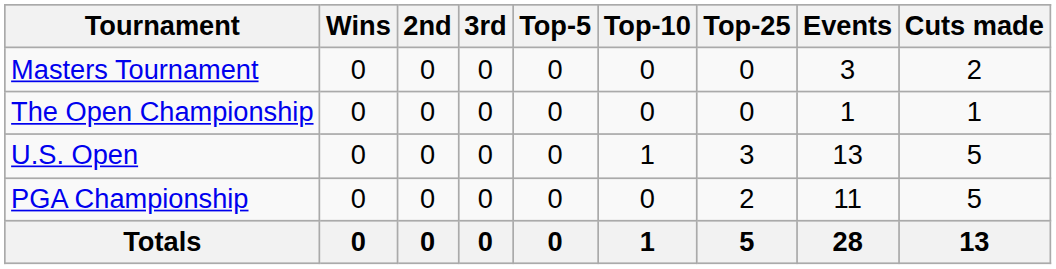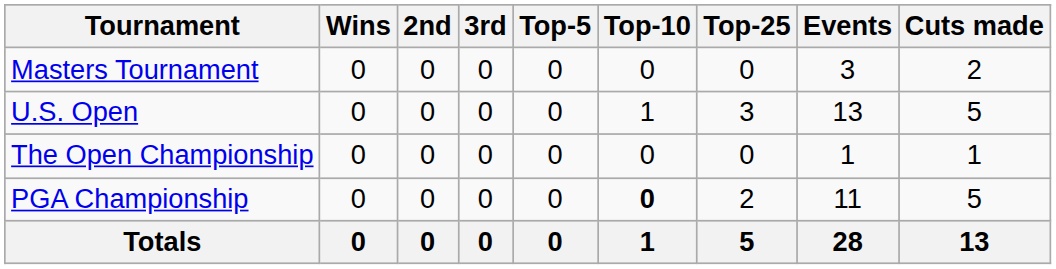rows swapped: (75, 155) <-> (162, 112)
(647, 198) normal -> (647, 198) bold
